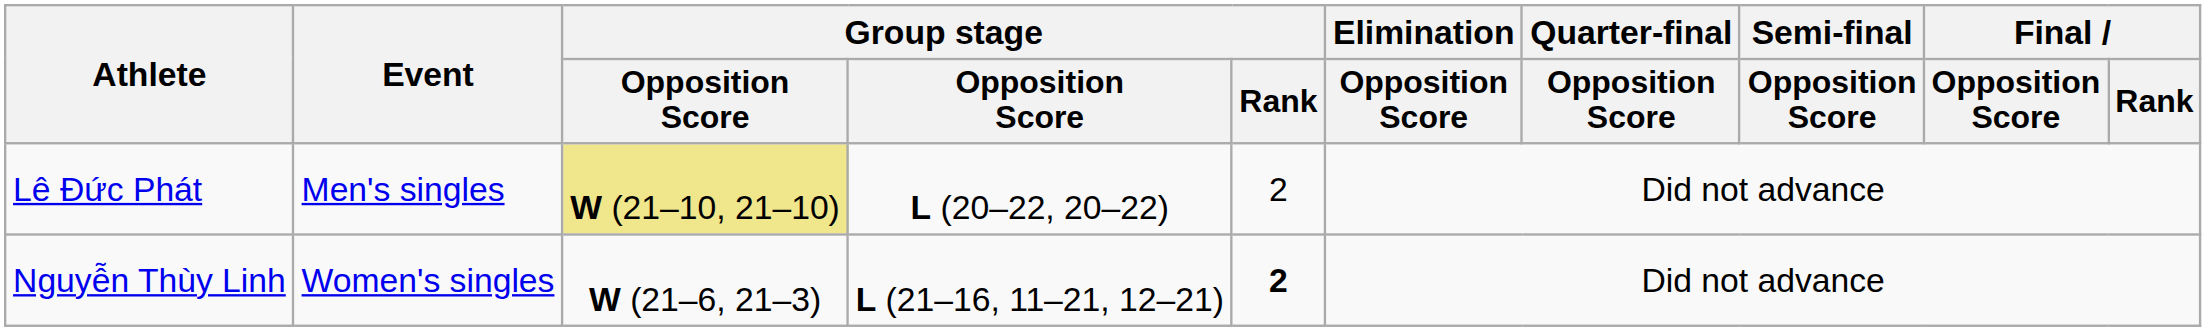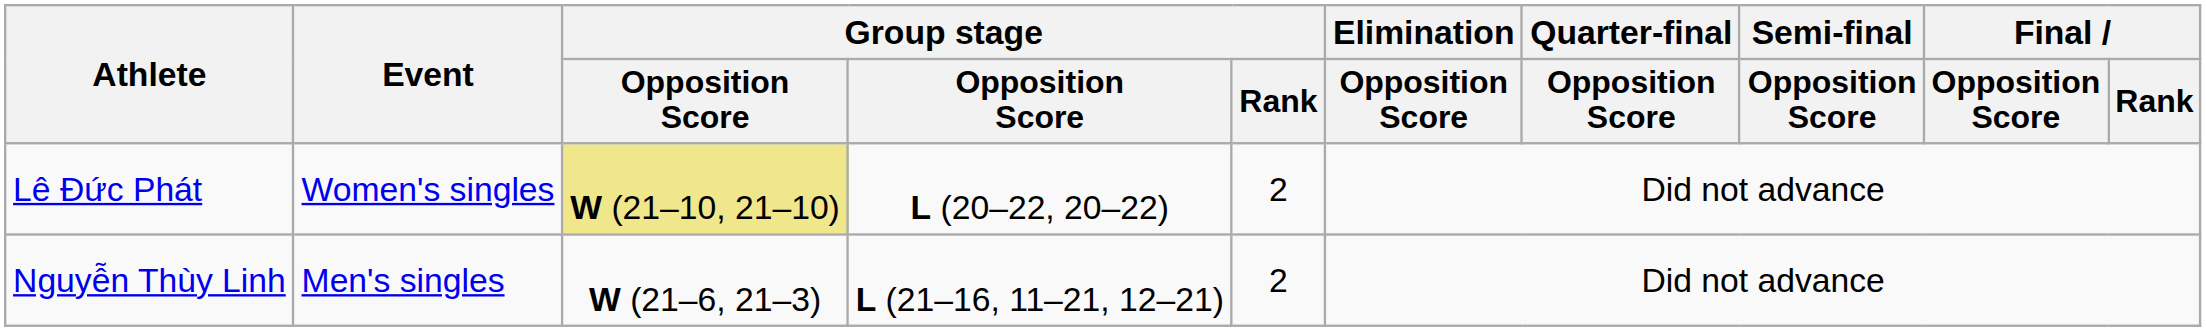(403, 189) Men's singles -> (428, 189) Women's singles
(428, 280) Women's singles -> (403, 280) Men's singles
(1278, 280) bold -> (1278, 280) normal
